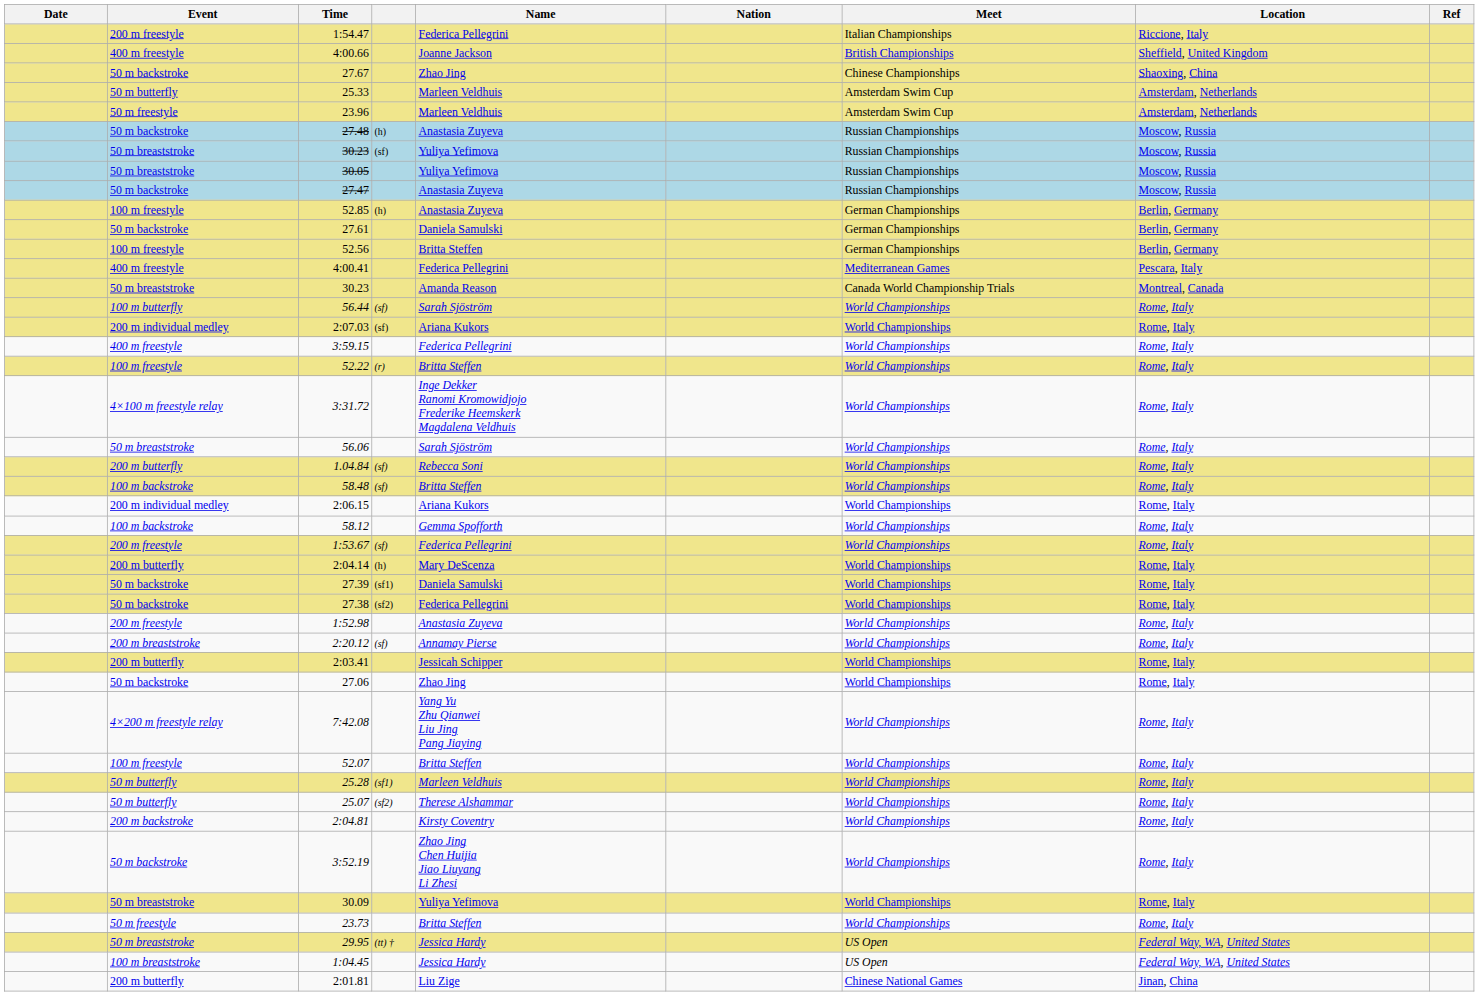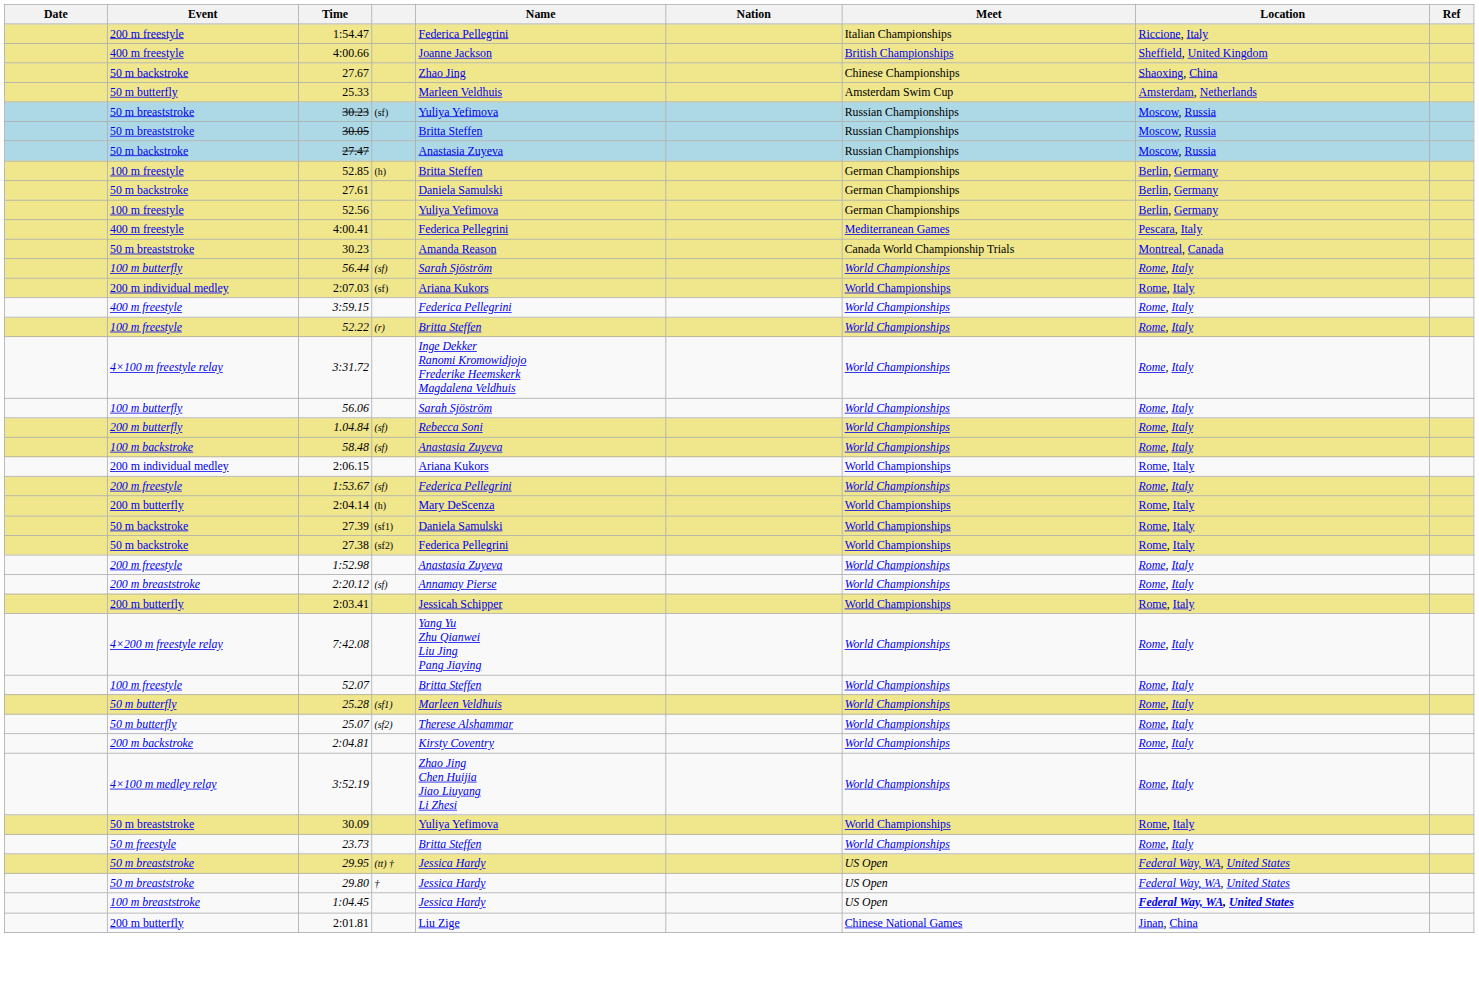- row: (356, 112)
- row: (356, 131)
(458, 170) Yuliya Yefimova -> (451, 131) Britta Steffen
(461, 209) Anastasia Zuyeva -> (451, 170) Britta Steffen
(451, 249) Britta Steffen -> (458, 209) Yuliya Yefimova
(152, 447) 50 m breaststroke -> (146, 408) 100 m butterfly
(450, 486) Britta Steffen -> (461, 447) Anastasia Zuyeva
- row: (356, 525)
- row: (356, 682)
(149, 862) 50 m backstroke -> (163, 784) 4×100 m medley relay
+ row: (356, 883)
(1214, 961) normal -> (1216, 903) bold
